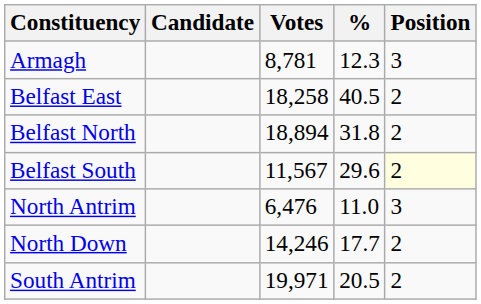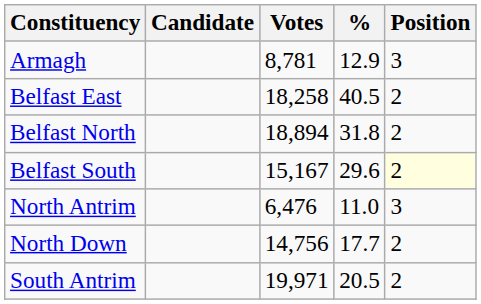(360, 59) 12.3 -> (360, 59) 12.9
(296, 170) 11,567 -> (297, 170) 15,167
(297, 243) 14,246 -> (297, 243) 14,756
